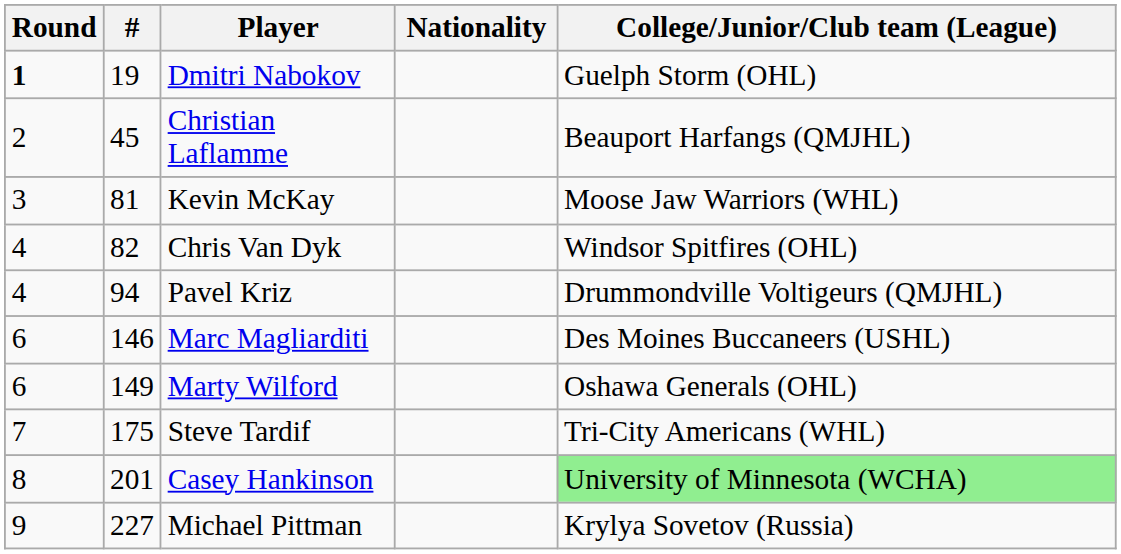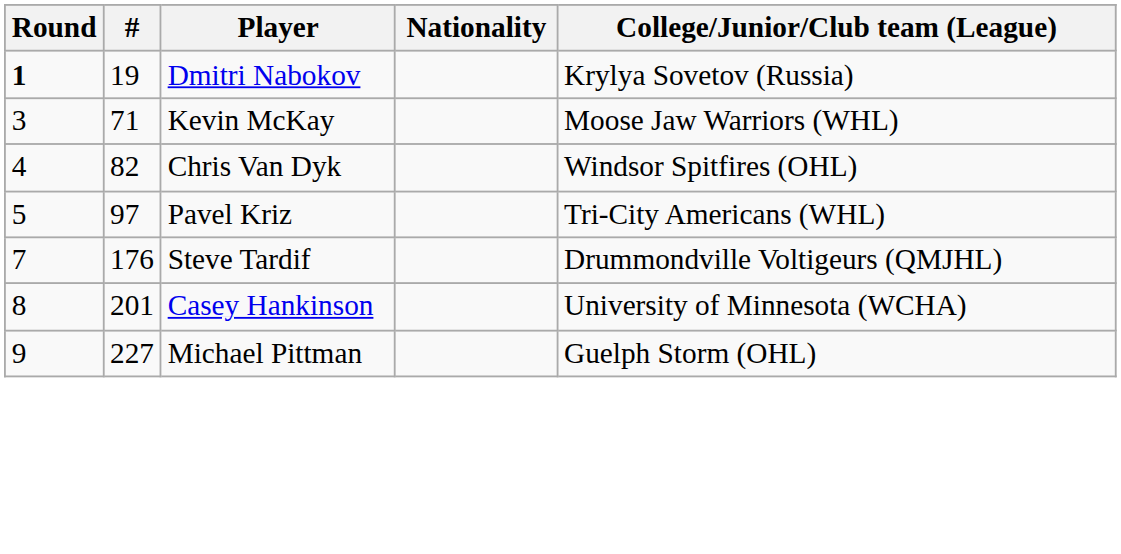(690, 74) Guelph Storm (OHL) -> (709, 74) Krylya Sovetov (Russia)
- row: (228, 137)
(125, 199) 81 -> (125, 120) 71
(19, 292) 4 -> (19, 213) 5
(125, 292) 94 -> (125, 213) 97
(783, 292) Drummondville Voltigeurs (QMJHL) -> (725, 213) Tri-City Americans (WHL)
- row: (268, 339)
- row: (253, 385)
(132, 432) 175 -> (132, 259) 176
(725, 432) Tri-City Americans (WHL) -> (783, 259) Drummondville Voltigeurs (QMJHL)
(765, 478) lightgreen background -> (765, 306) no background
(709, 525) Krylya Sovetov (Russia) -> (690, 352) Guelph Storm (OHL)
